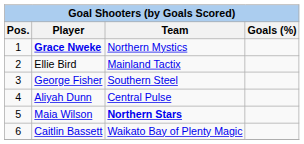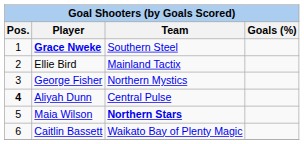(147, 47) Northern Mystics -> (143, 47) Southern Steel
(143, 81) Southern Steel -> (147, 81) Northern Mystics
(18, 98) normal -> (18, 98) bold
